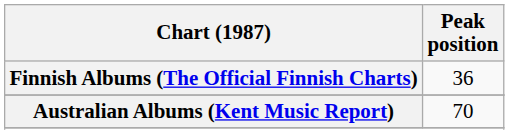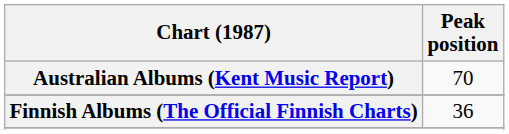rows swapped: (214, 111) <-> (214, 77)
